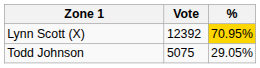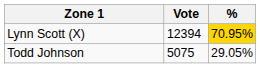(184, 33) 12392 -> (184, 33) 12394
